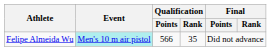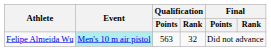(166, 39) 566 -> (166, 39) 563
(193, 39) 35 -> (193, 39) 32
